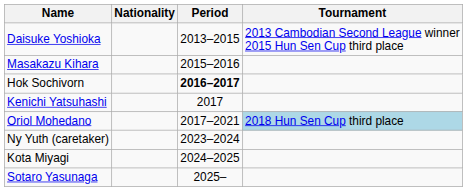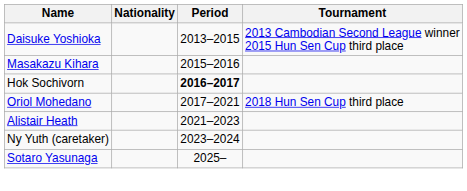- row: (57, 102)
(324, 121) lightblue background -> (324, 102) no background
+ row: (42, 121)
- row: (38, 158)
